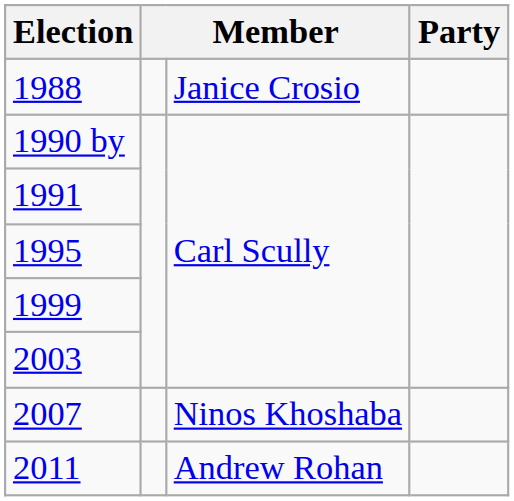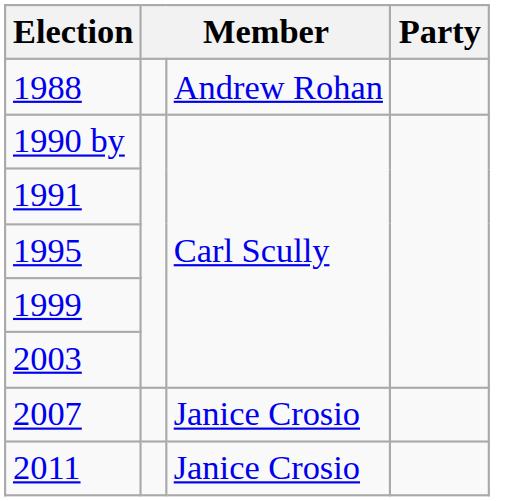(267, 86) Janice Crosio -> (278, 86) Andrew Rohan
(288, 413) Ninos Khoshaba -> (267, 413) Janice Crosio
(278, 468) Andrew Rohan -> (267, 468) Janice Crosio
